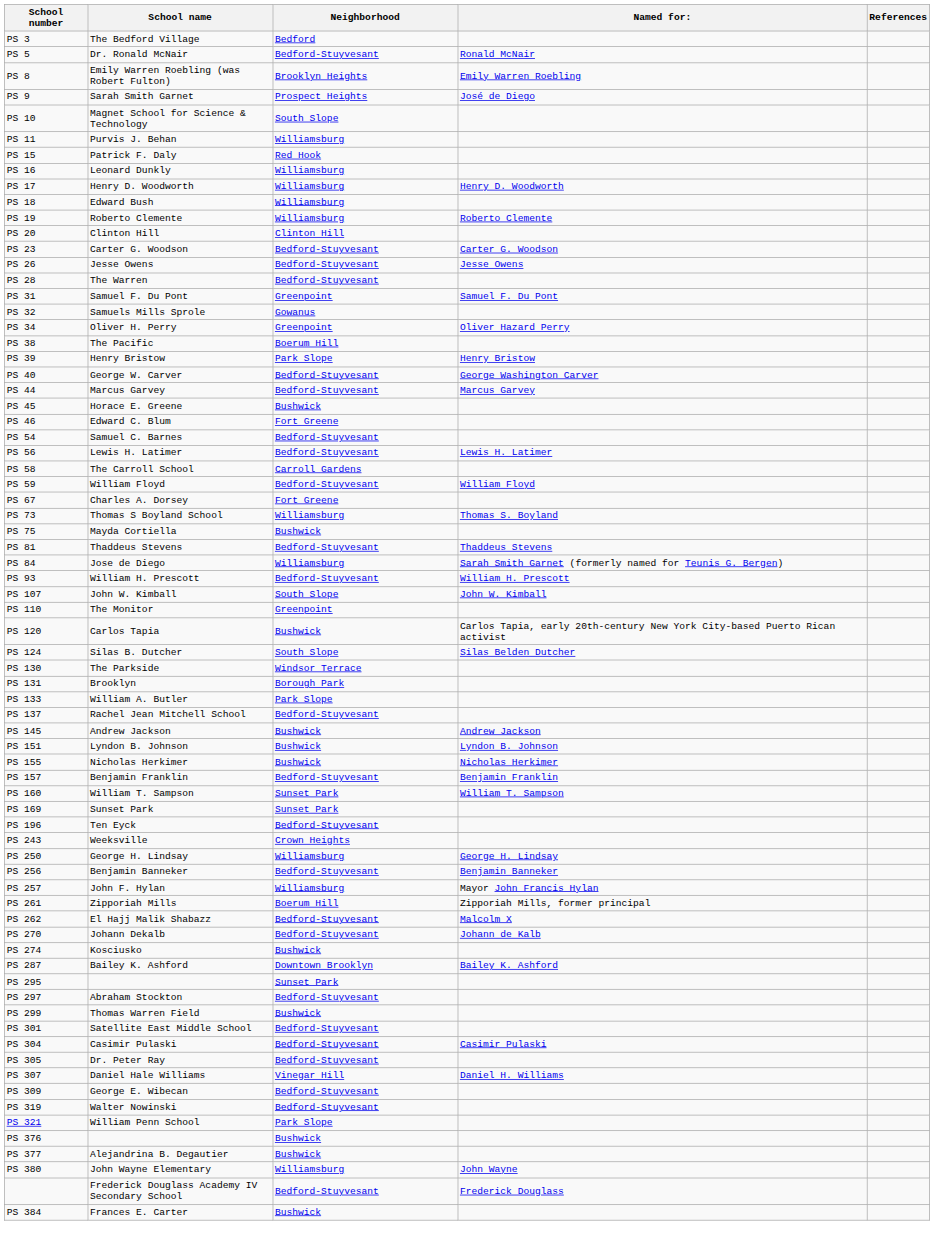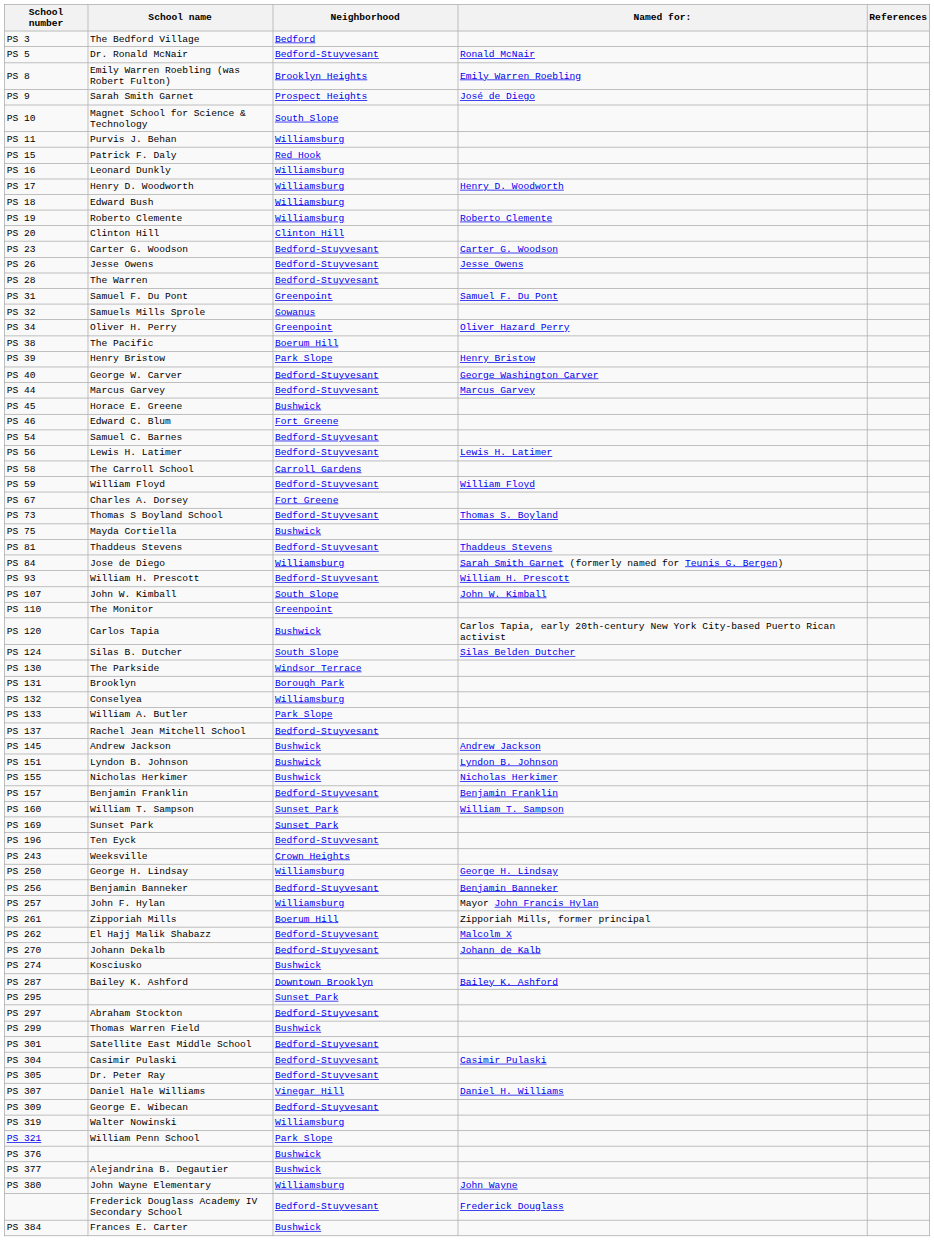(310, 516) Williamsburg -> (327, 516) Bedford-Stuyvesant
+ row: (24, 699)
(327, 1107) Bedford-Stuyvesant -> (310, 1123) Williamsburg
